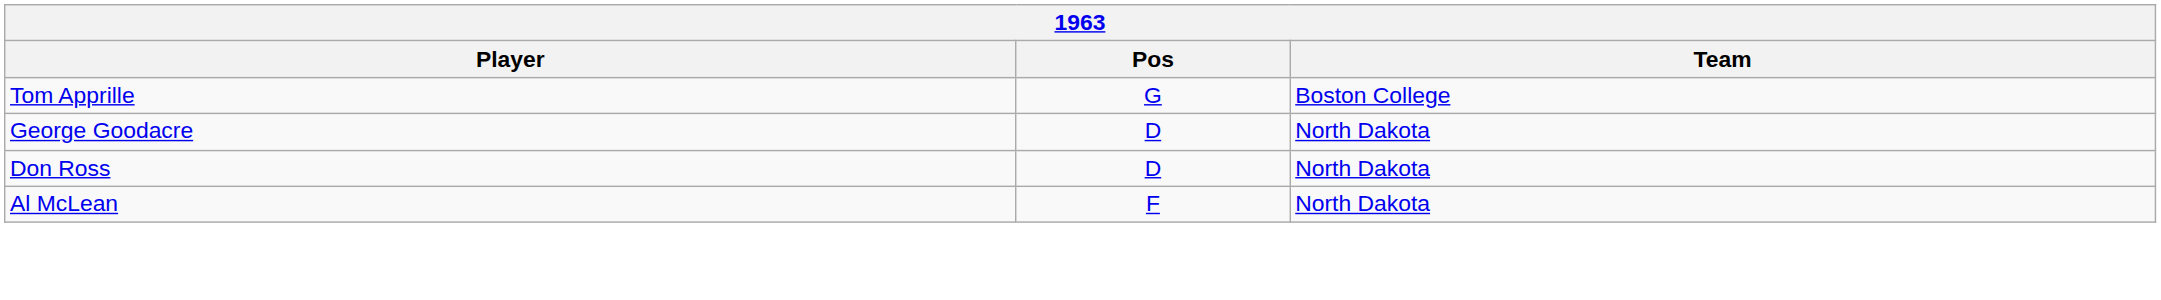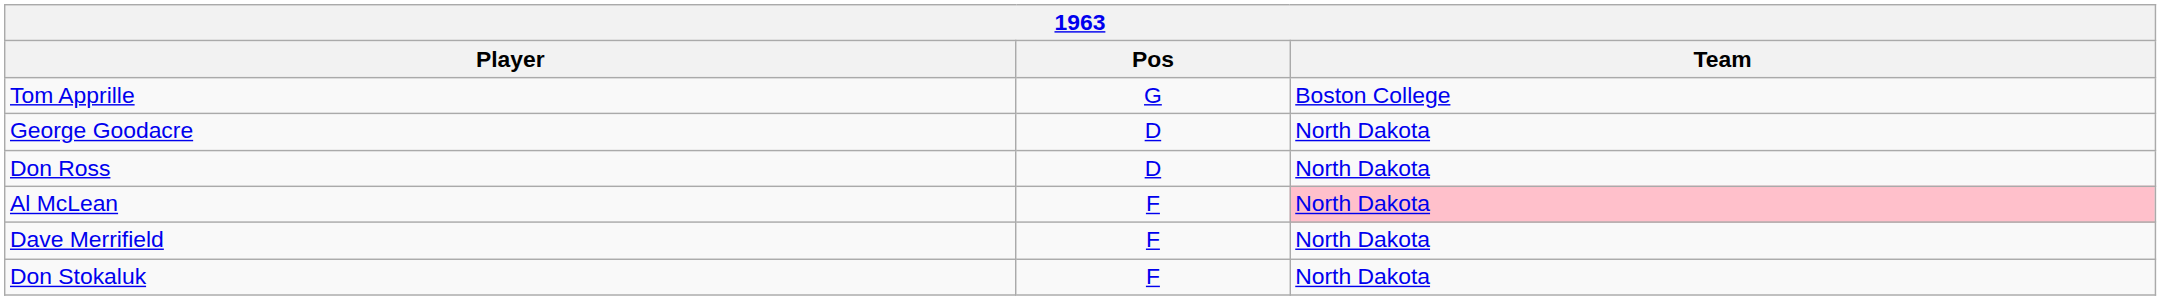(1363, 204) no background -> (1363, 204) pink background
+ row: (87, 240)
+ row: (78, 276)
